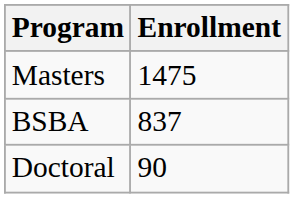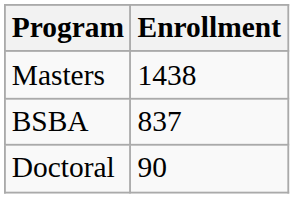(167, 74) 1475 -> (167, 74) 1438
